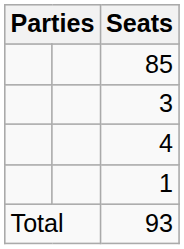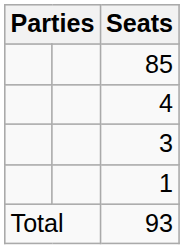rows swapped: (166, 104) <-> (166, 143)
